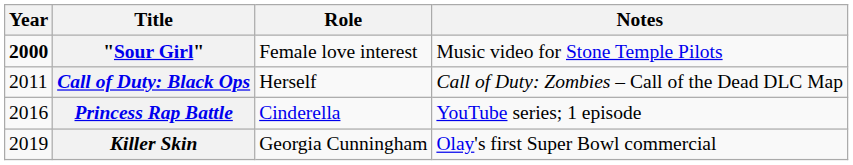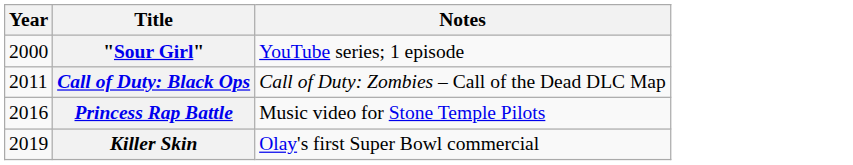- column: (343, 19)
(29, 50) bold -> (29, 50) normal
(580, 50) Music video for Stone Temple Pilots -> (362, 50) YouTube series; 1 episode
(539, 112) YouTube series; 1 episode -> (402, 112) Music video for Stone Temple Pilots
